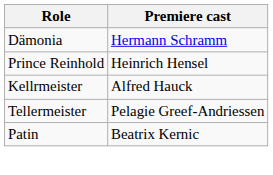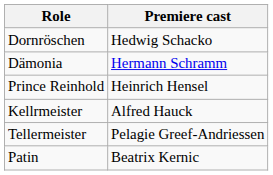+ row: (46, 39)
